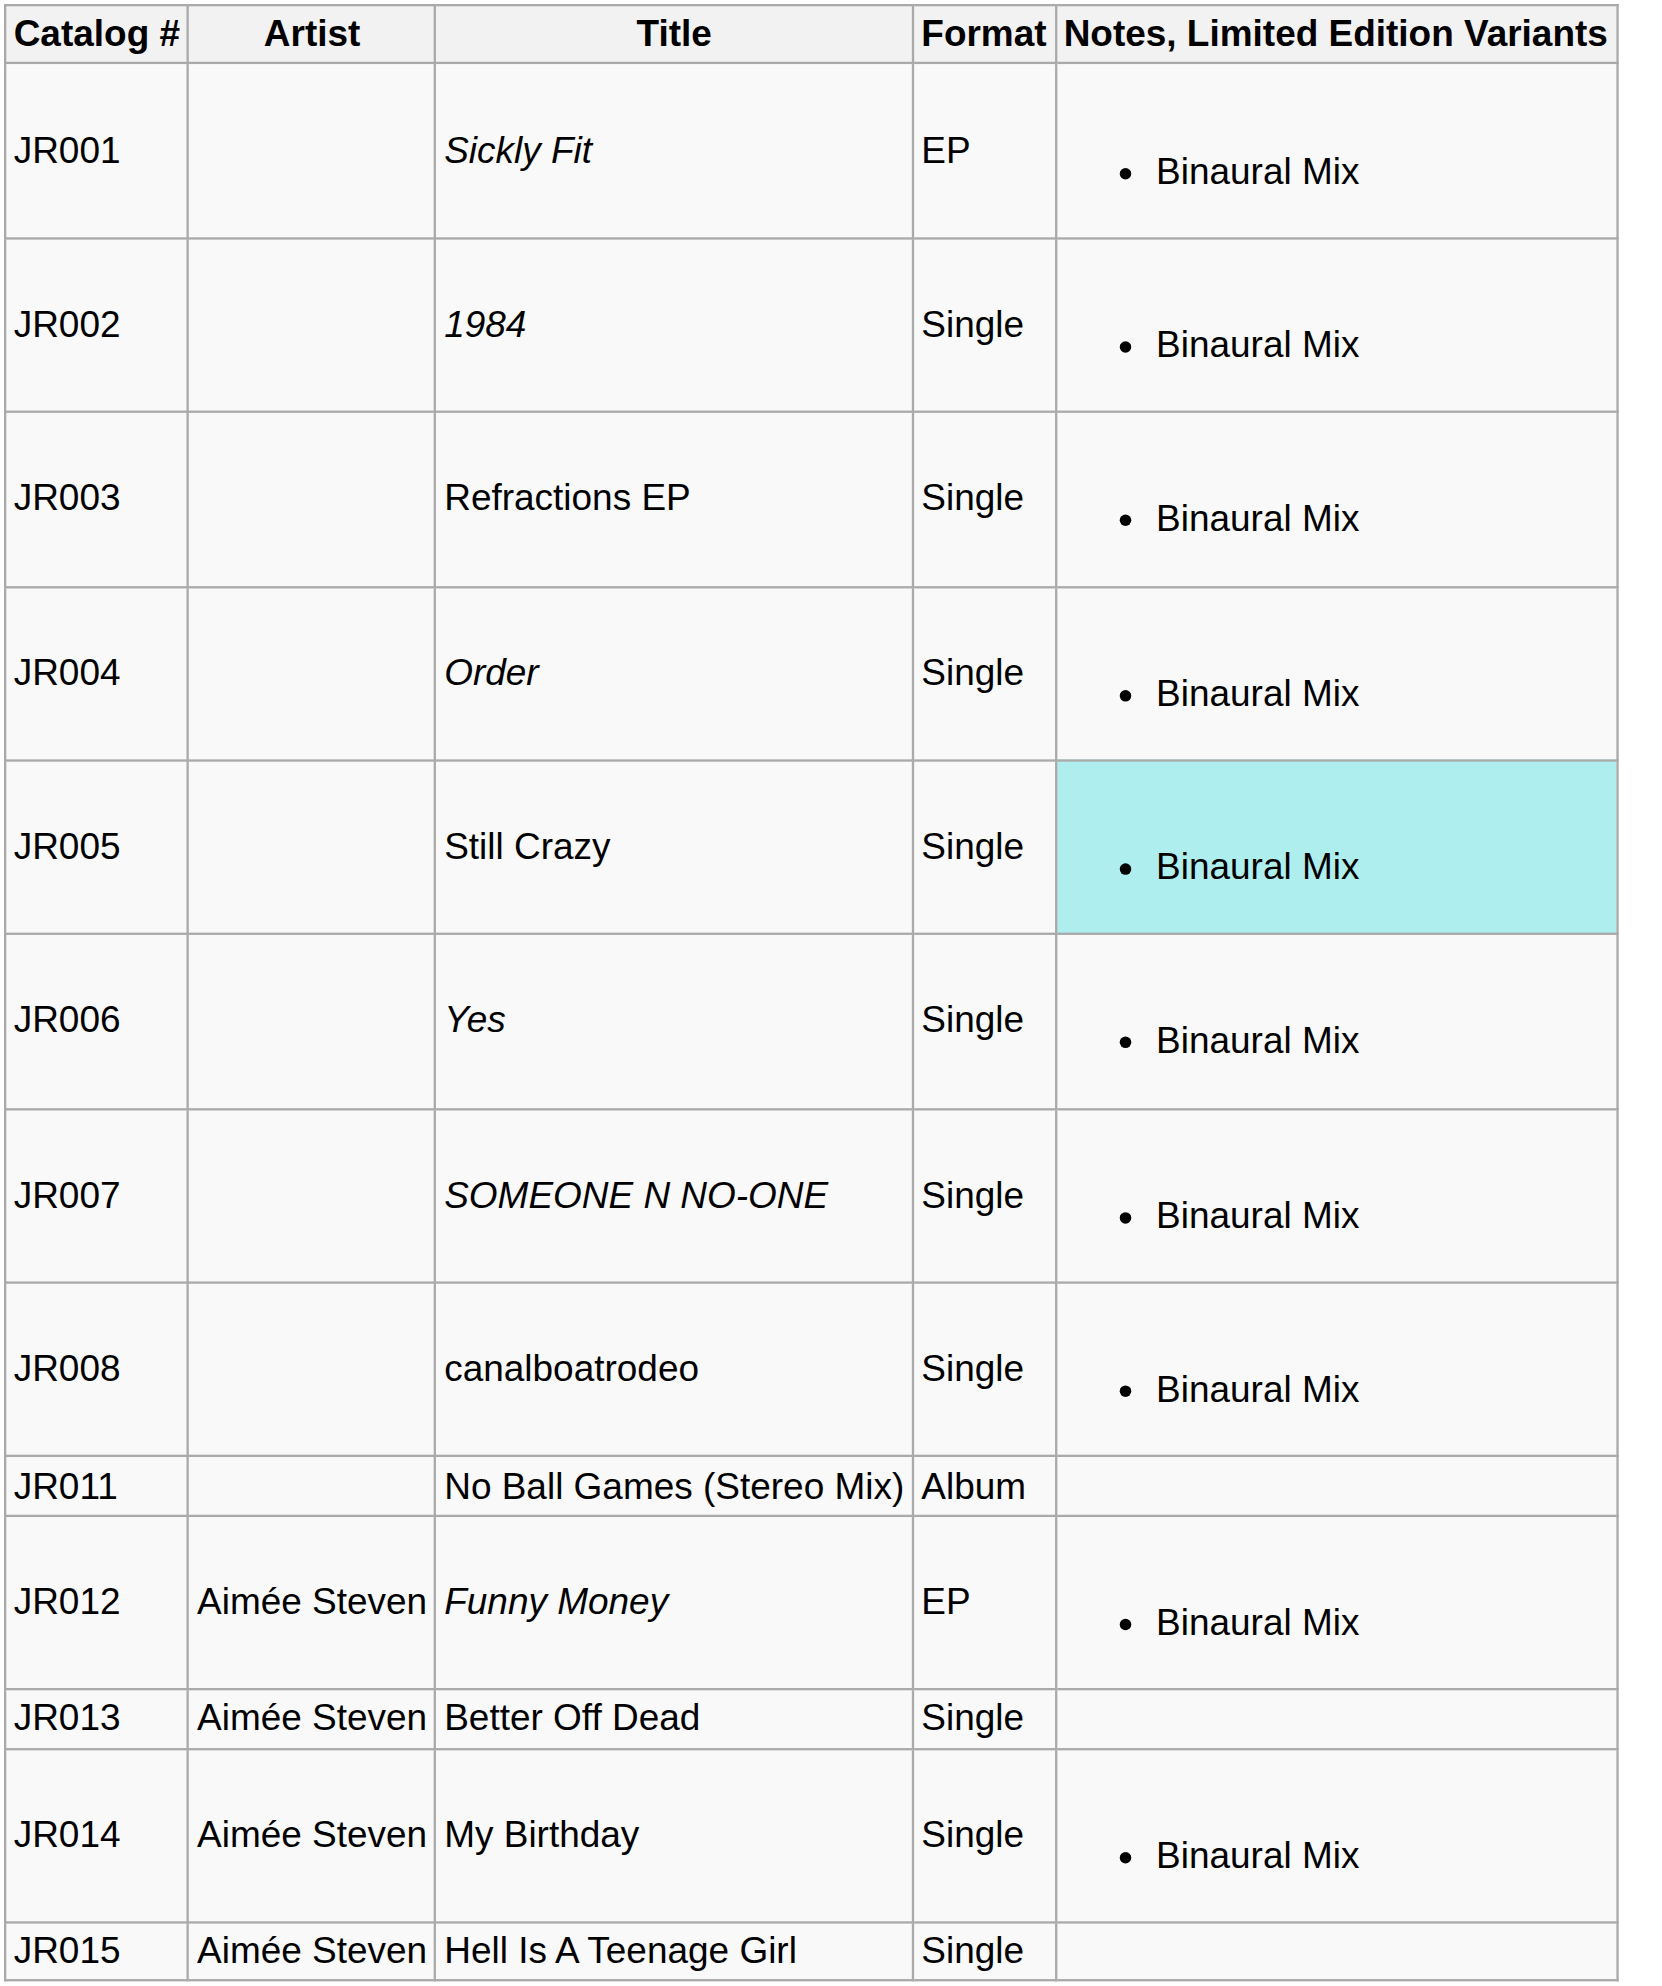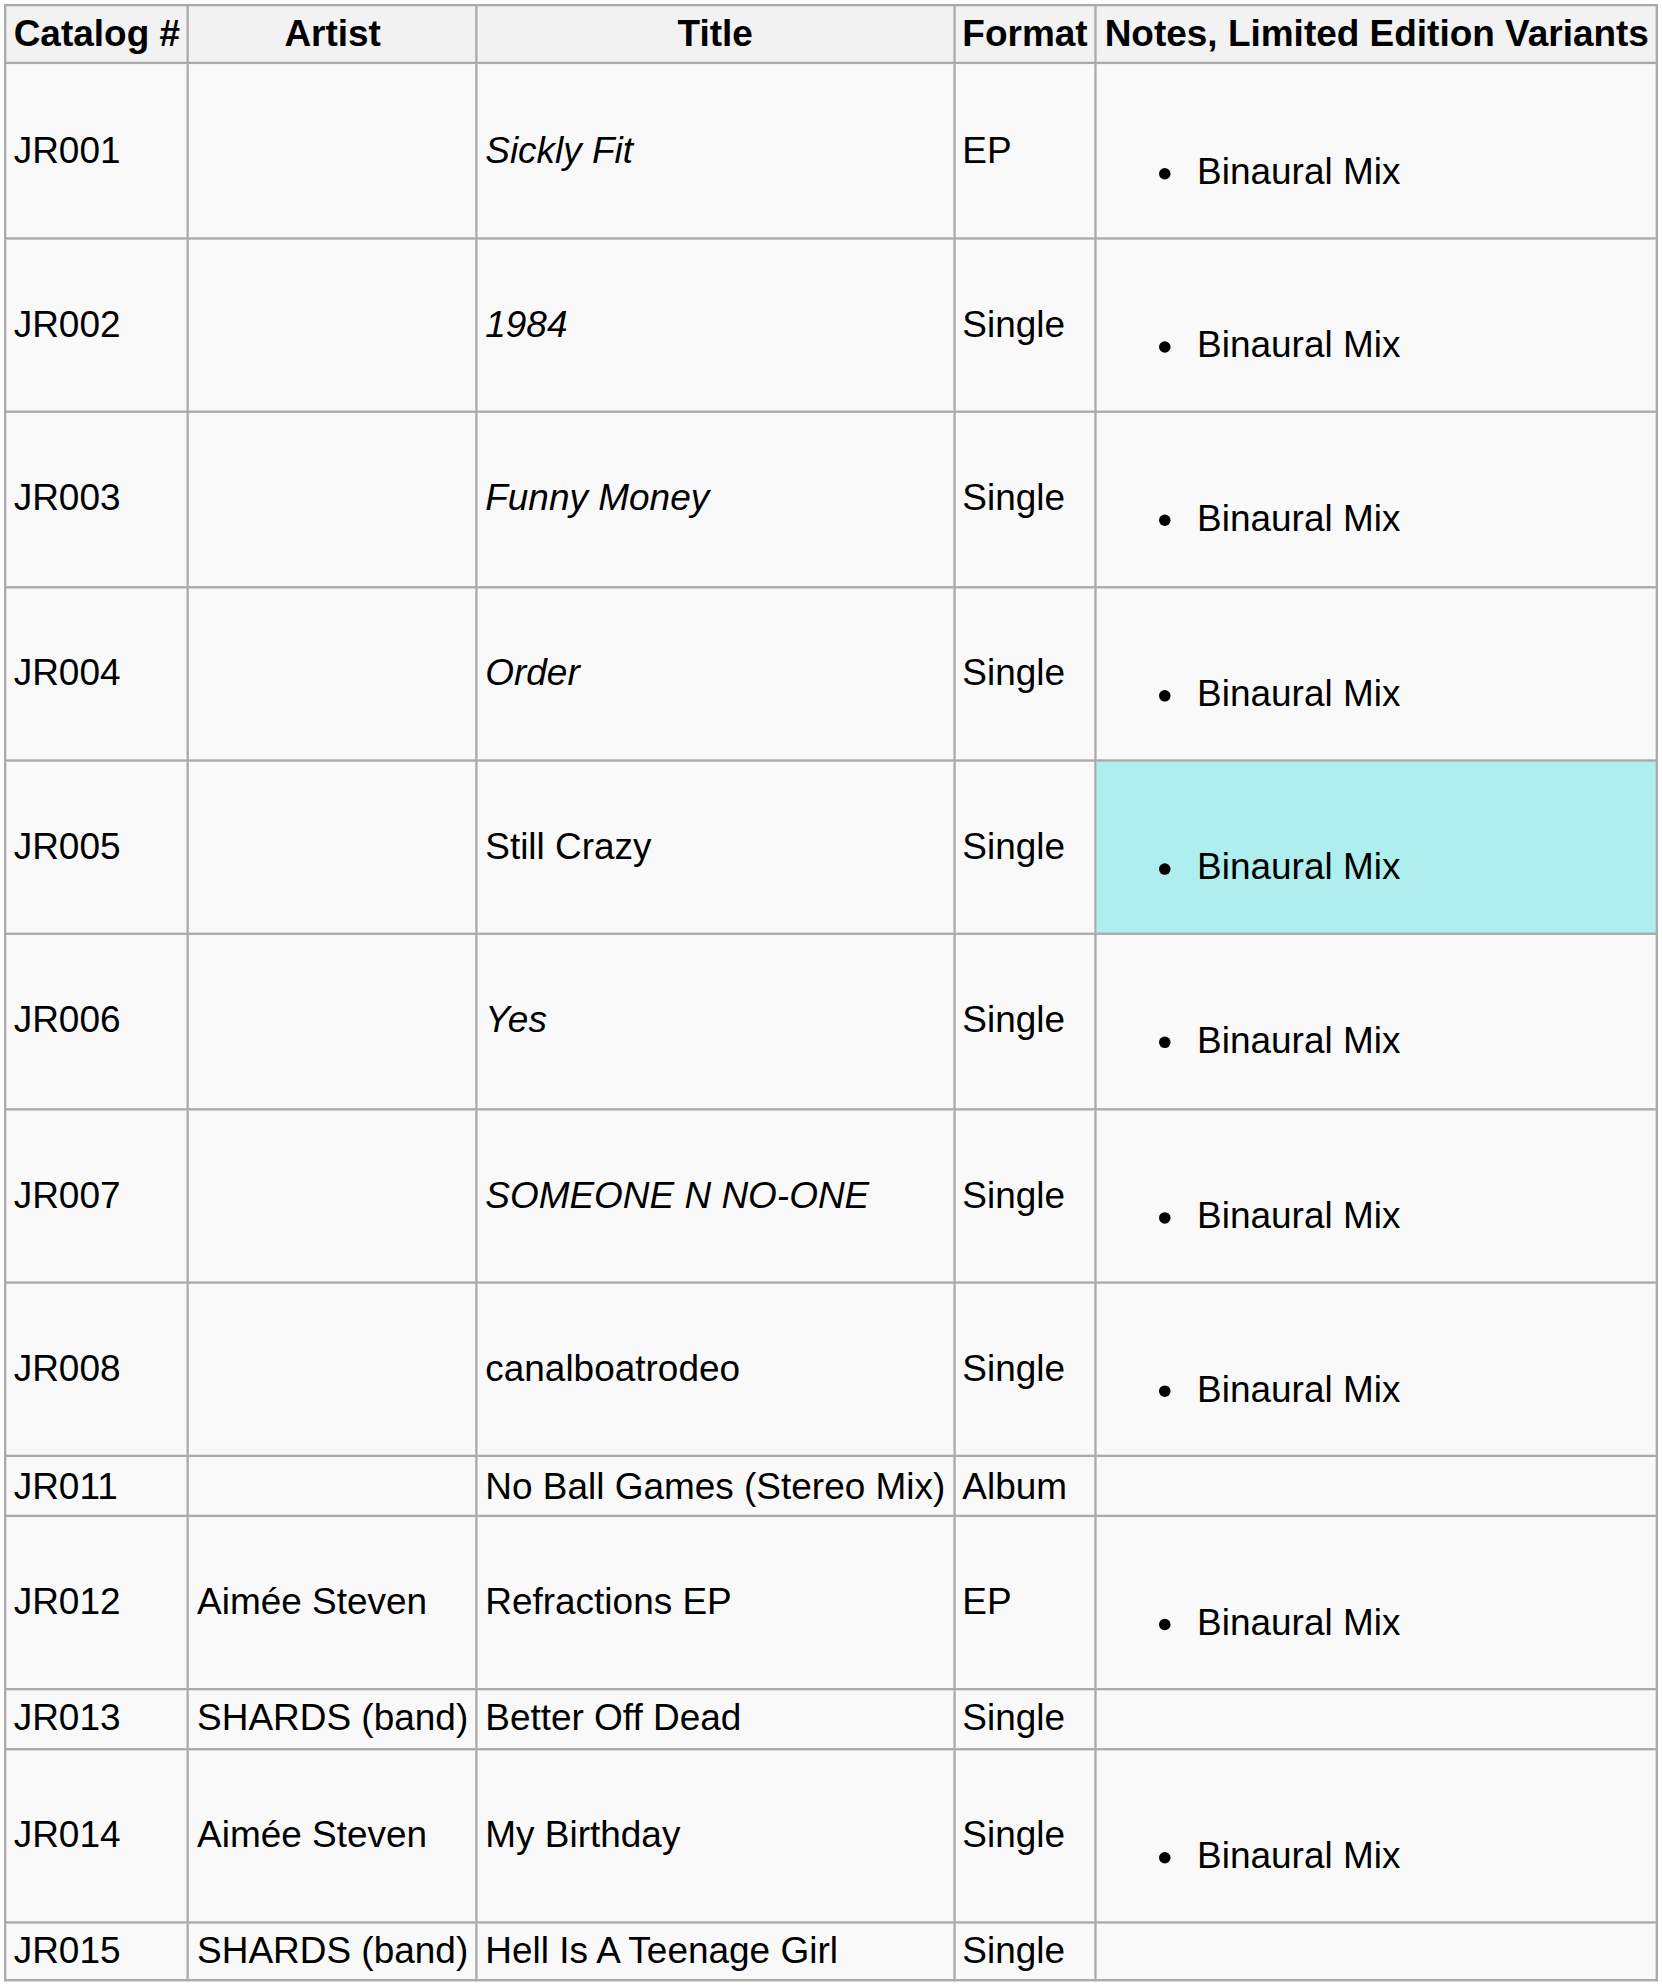(567, 498) Refractions EP -> (597, 498) Funny Money
(556, 1601) Funny Money -> (608, 1601) Refractions EP
(312, 1718) Aimée Steven -> (333, 1718) SHARDS (band)
(312, 1950) Aimée Steven -> (333, 1950) SHARDS (band)
